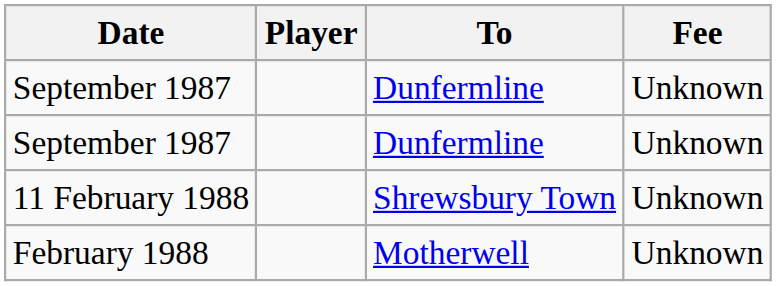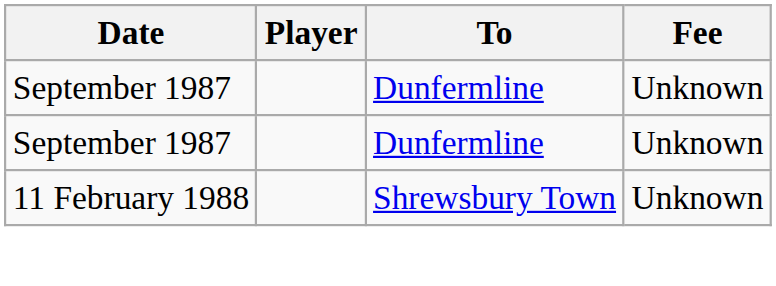- row: (111, 252)
